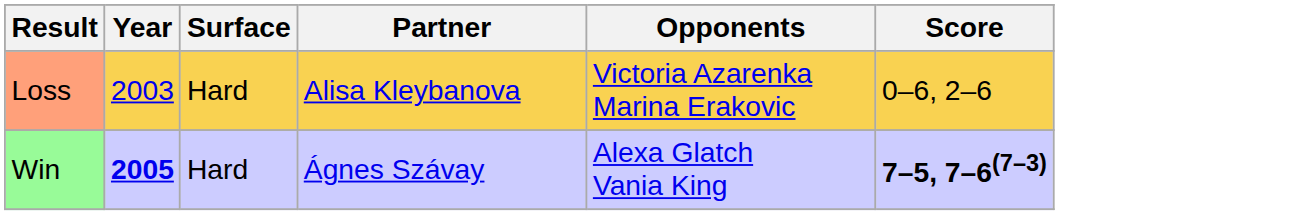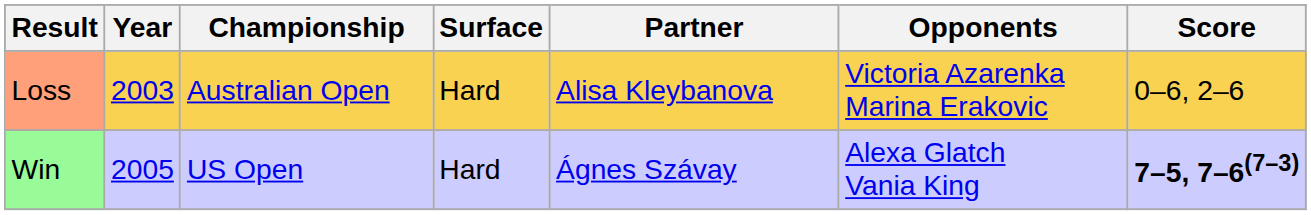+ column: (307, 27)
(142, 170) bold -> (142, 170) normal
